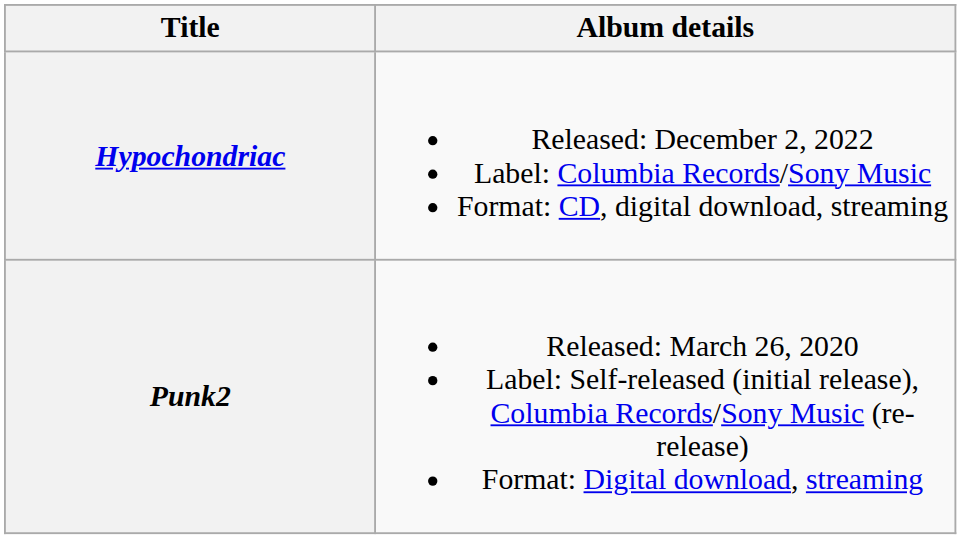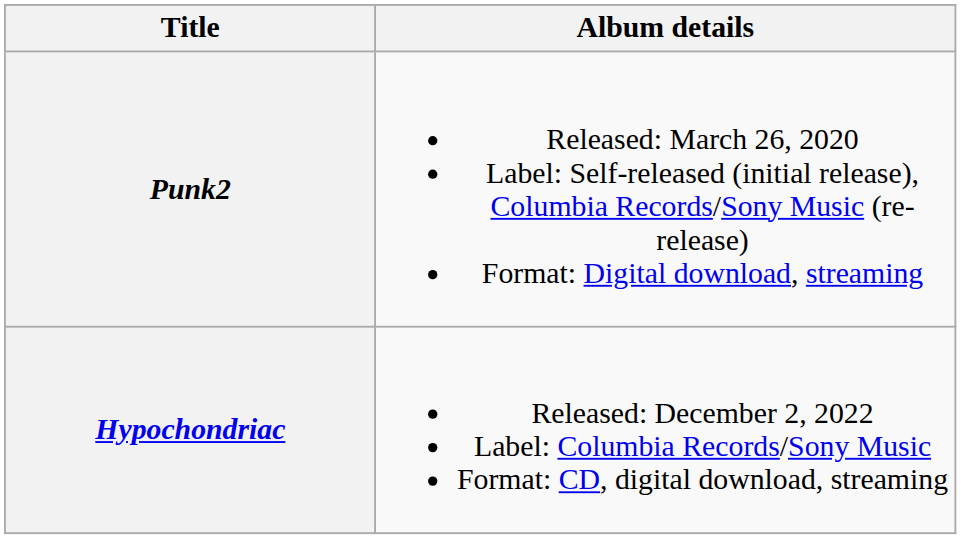rows swapped: (190, 395) <-> (190, 155)
